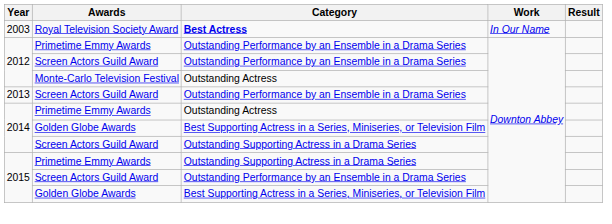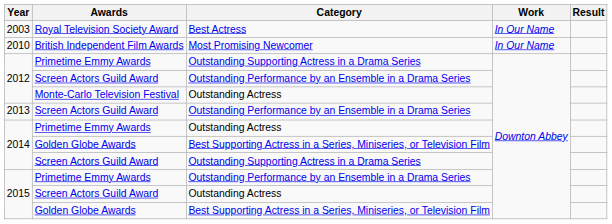(215, 29) bold -> (217, 29) normal
+ row: (18, 45)
(325, 45) Outstanding Performance by an Ensemble in a Drama Series -> (305, 62) Outstanding Supporting Actress in a Drama Series
(300, 161) Outstanding Supporting Actress in a Drama Series -> (329, 177) Outstanding Performance by an Ensemble in a Drama Series
(325, 177) Outstanding Performance by an Ensemble in a Drama Series -> (235, 194) Outstanding Actress
